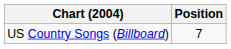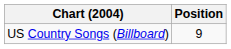(199, 33) 7 -> (199, 33) 9
